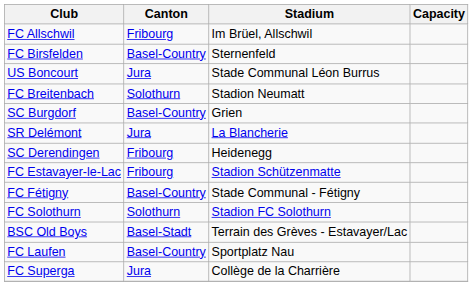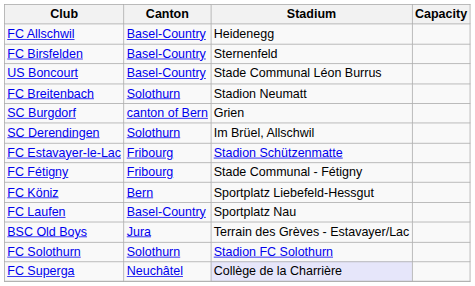(150, 34) Fribourg -> (166, 34) Basel-Country
(262, 34) Im Brüel, Allschwil -> (244, 34) Heidenegg
(139, 73) Jura -> (166, 73) Basel-Country
(166, 113) Basel-Country -> (167, 113) canton of Bern
- row: (44, 133)
(150, 152) Fribourg -> (153, 133) Solothurn
(242, 152) Heidenegg -> (264, 133) Im Brüel, Allschwil
(166, 192) Basel-Country -> (150, 172) Fribourg
+ row: (33, 192)
rows swapped: (36, 251) <-> (44, 212)
(159, 232) Basel-Stadt -> (139, 232) Jura
(139, 271) Jura -> (155, 271) Neuchâtel
(276, 271) no background -> (278, 271) lavender background
